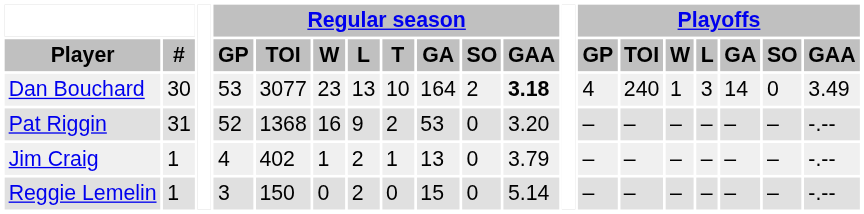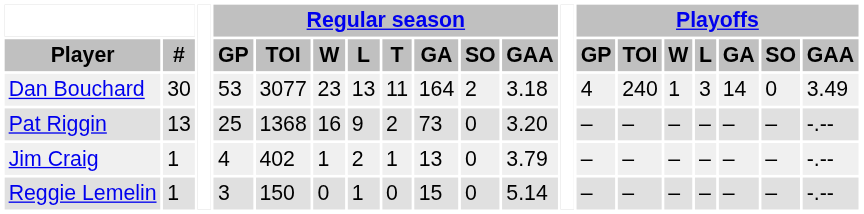(398, 89) 10 -> (397, 89) 11
(529, 89) bold -> (527, 89) normal
(179, 124) 31 -> (179, 124) 13
(230, 124) 52 -> (230, 124) 25
(432, 124) 53 -> (431, 124) 73
(358, 193) 2 -> (358, 193) 1
